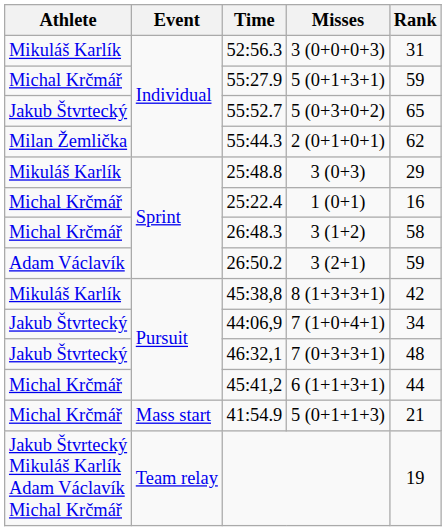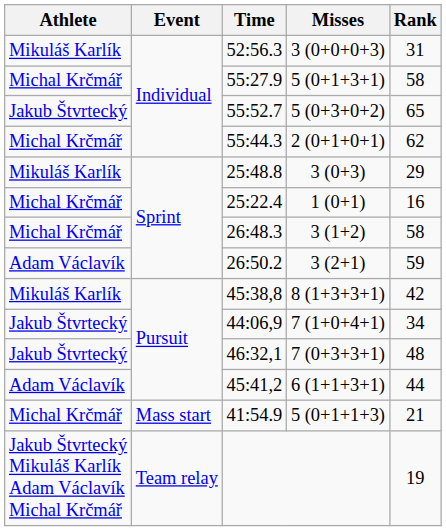(415, 80) 59 -> (415, 80) 58
(68, 141) Milan Žemlička -> (65, 141) Michal Krčmář
(65, 384) Michal Krčmář -> (67, 384) Adam Václavík
